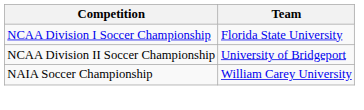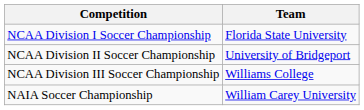+ row: (113, 74)
